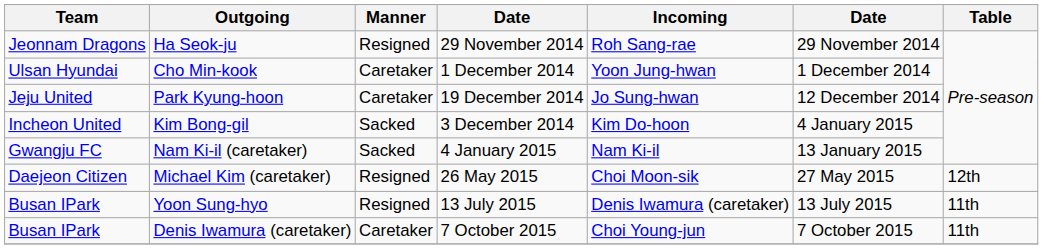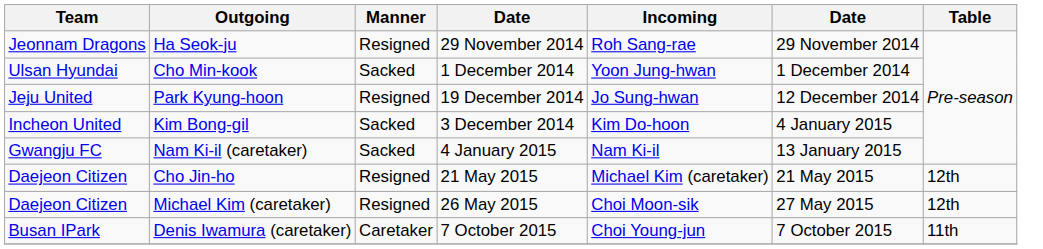(396, 71) Caretaker -> (387, 71) Sacked
(396, 97) Caretaker -> (395, 97) Resigned
+ row: (194, 177)
- row: (211, 204)
